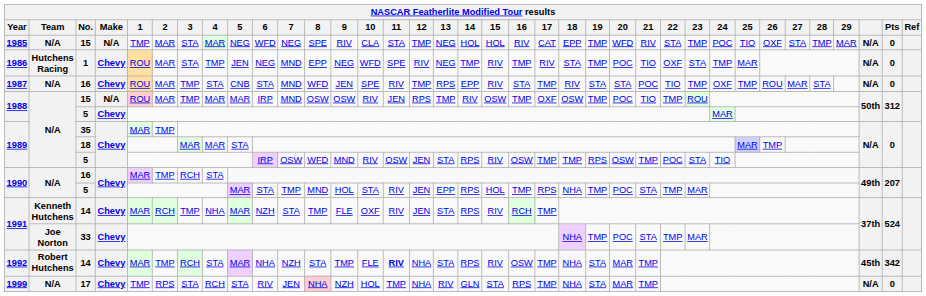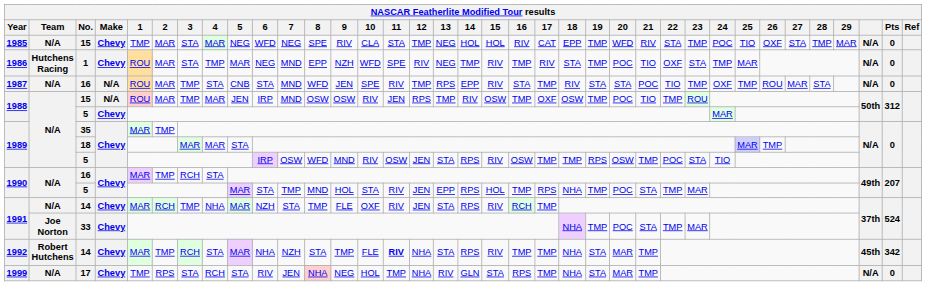(111, 42) N/A -> (111, 42) Chevy
(240, 63) JEN -> (240, 63) MAR
(344, 63) NEG -> (344, 63) NZH
(111, 84) Chevy -> (111, 84) N/A
(240, 99) MAR -> (240, 99) JEN
(53, 211) Kenneth Hutchens -> (53, 206) N/A
(522, 263) OSW -> (522, 252) TMP
(344, 284) NZH -> (344, 273) NEG
